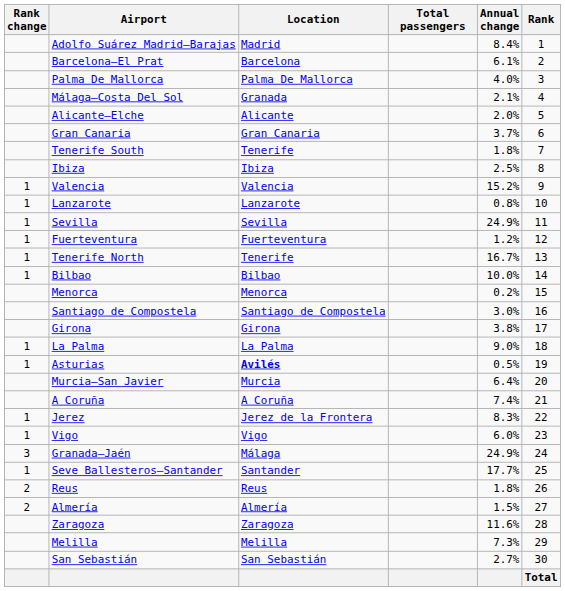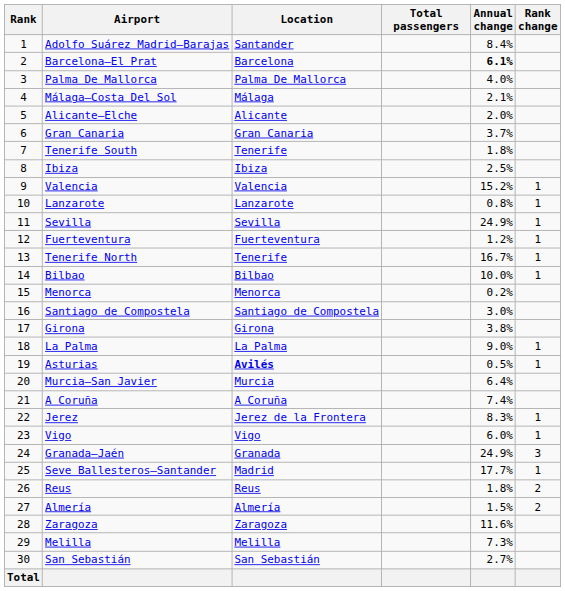columns swapped: (541, 20) <-> (27, 20)
(261, 44) Madrid -> (264, 44) Santander
(506, 62) normal -> (500, 62) bold
(264, 97) Granada -> (254, 97) Málaga
(261, 453) Málaga -> (257, 453) Granada
(271, 471) Santander -> (254, 471) Madrid
